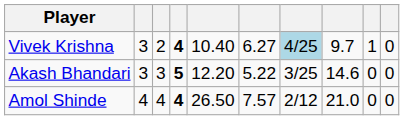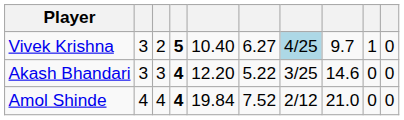(178, 45) 4 -> (178, 45) 5
(178, 73) 5 -> (178, 73) 4
(213, 100) 26.50 -> (213, 100) 19.84
(259, 100) 7.57 -> (259, 100) 7.52
